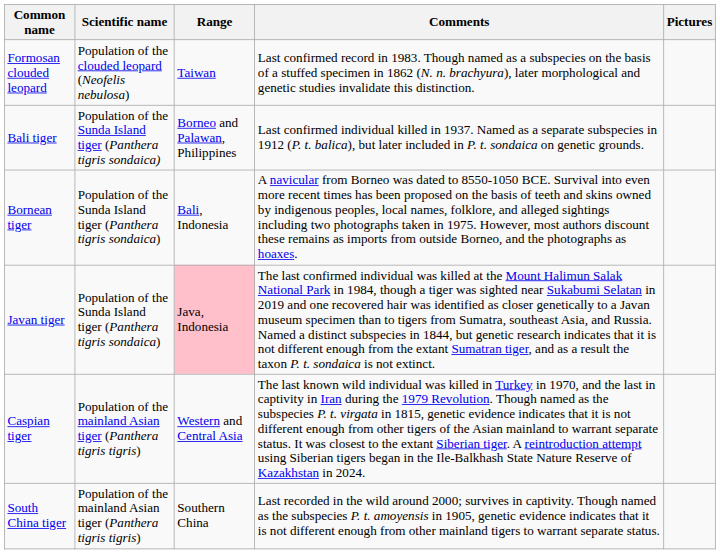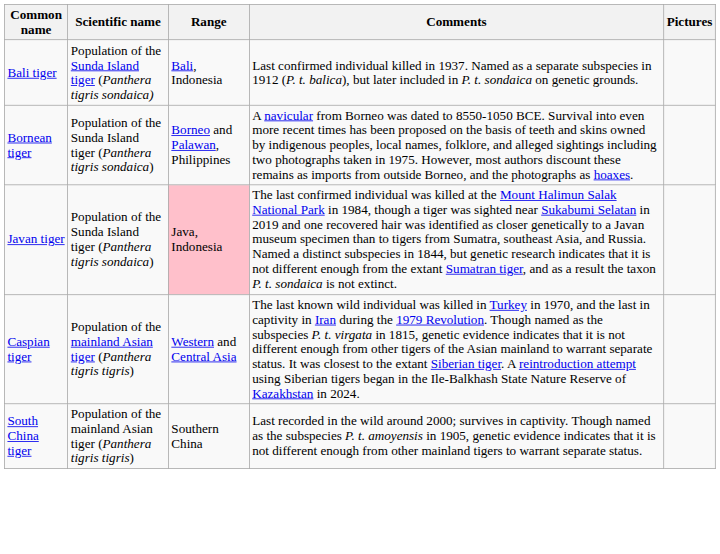- row: (34, 72)
(208, 137) Borneo and Palawan, Philippines -> (197, 72) Bali, Indonesia
(203, 217) Bali, Indonesia -> (202, 145) Borneo and Palawan, Philippines
